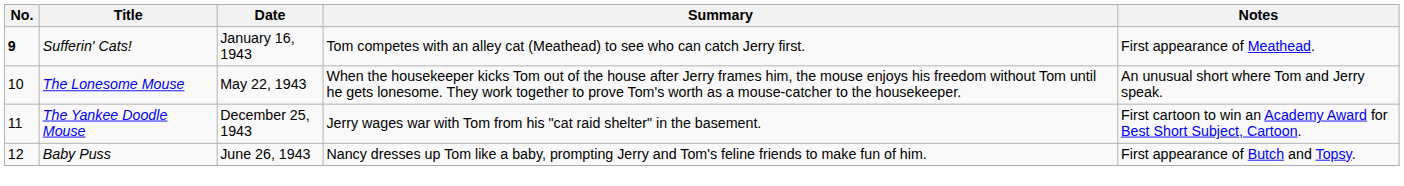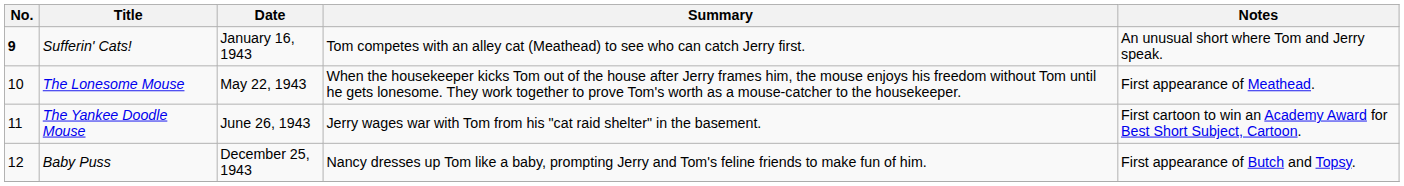(1218, 46) First appearance of Meathead. -> (1243, 46) An unusual short where Tom and Jerry speak.
(1243, 84) An unusual short where Tom and Jerry speak. -> (1218, 84) First appearance of Meathead.
(265, 123) December 25, 1943 -> (265, 123) June 26, 1943
(265, 154) June 26, 1943 -> (265, 162) December 25, 1943
